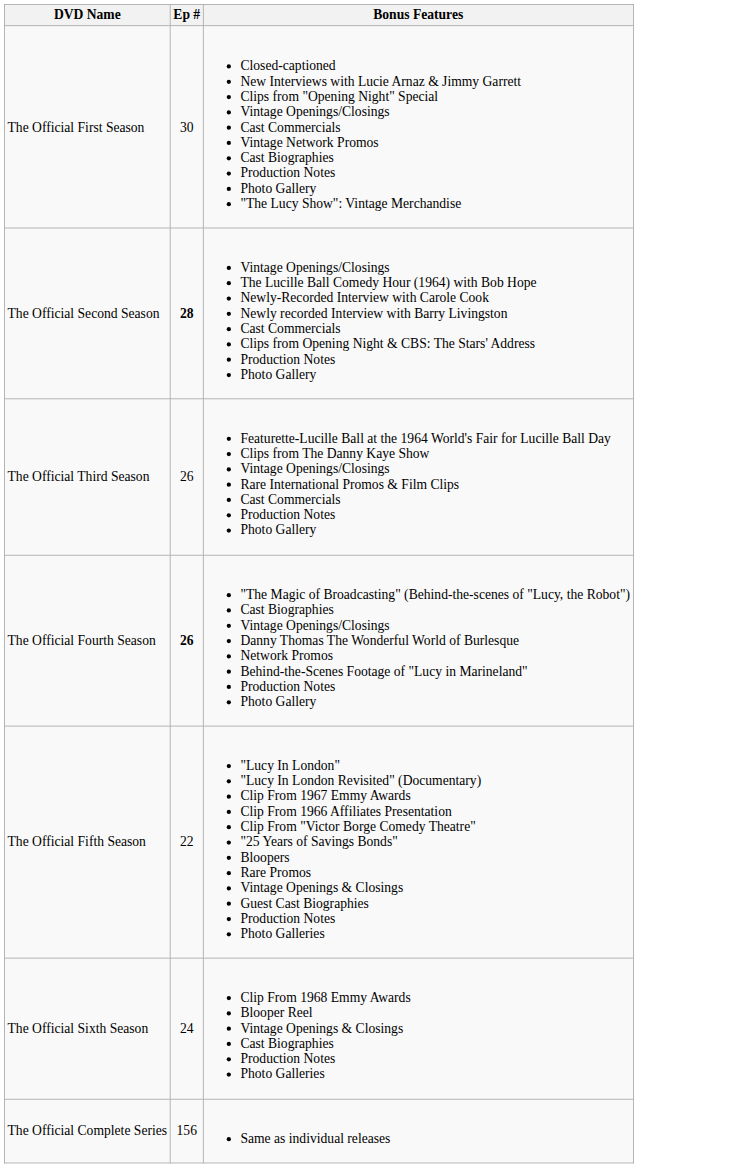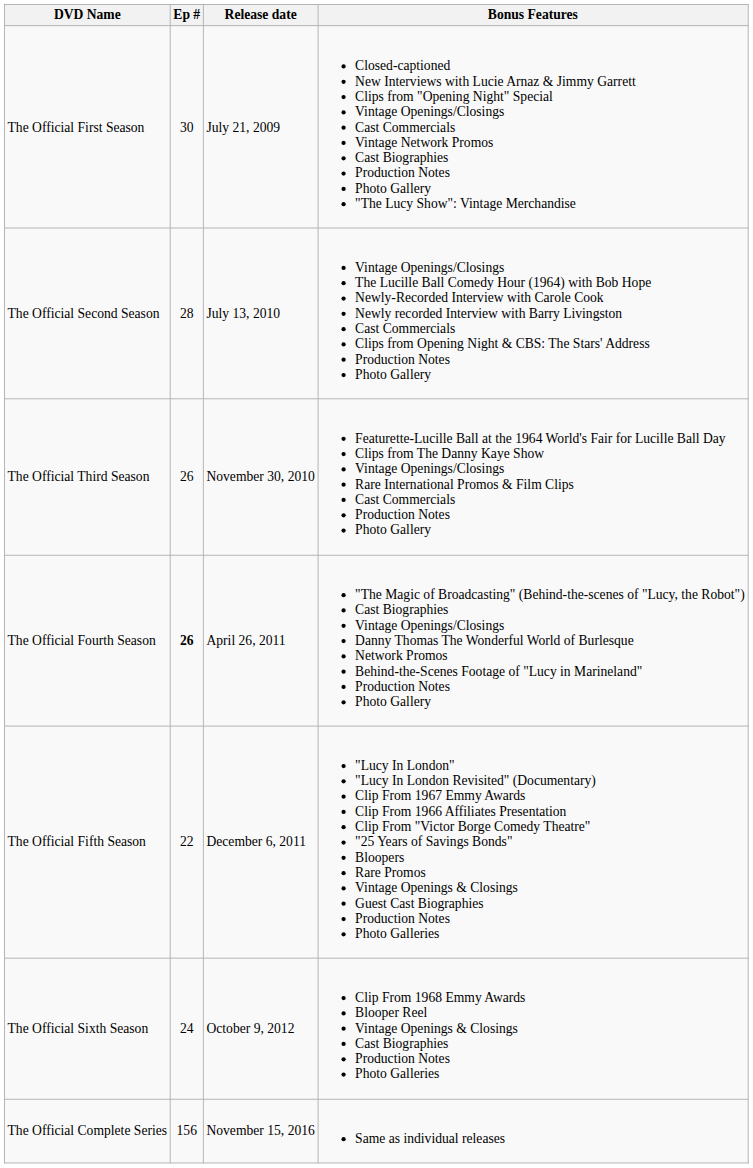+ column: (261, 15)
(187, 313) bold -> (187, 313) normal
